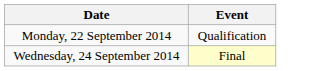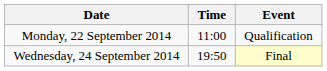+ column: (212, 14)
